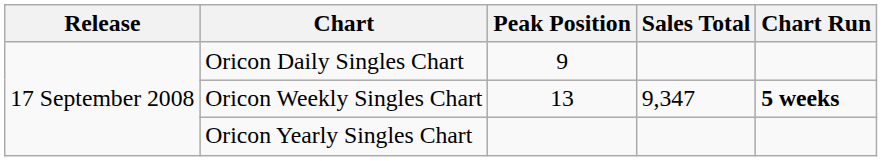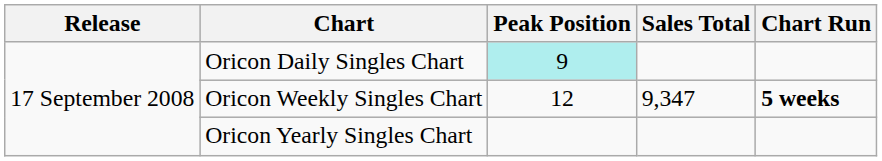(562, 60) no background -> (562, 60) paleturquoise background
(562, 98) 13 -> (562, 98) 12
